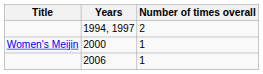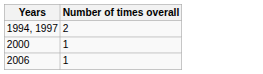- column: (43, 12)
